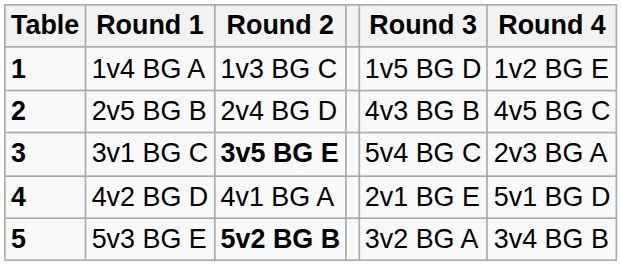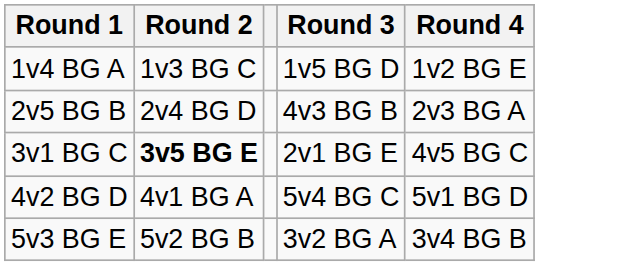- column: (45, 25)
(552, 111) 4v5 BG C -> (468, 111) 2v3 BG A
(423, 153) 5v4 BG C -> (340, 153) 2v1 BG E
(551, 153) 2v3 BG A -> (470, 153) 4v5 BG C
(422, 196) 2v1 BG E -> (341, 196) 5v4 BG C
(280, 238) bold -> (197, 238) normal
